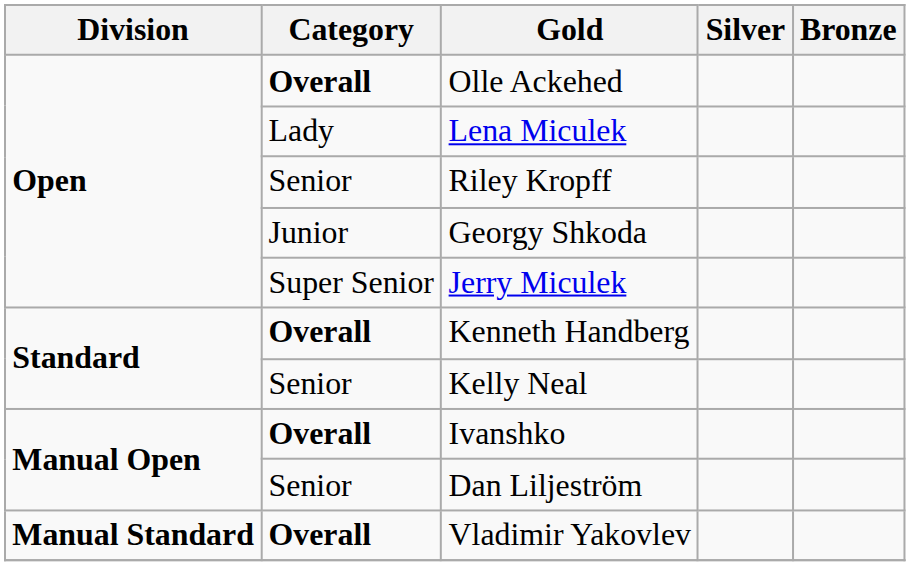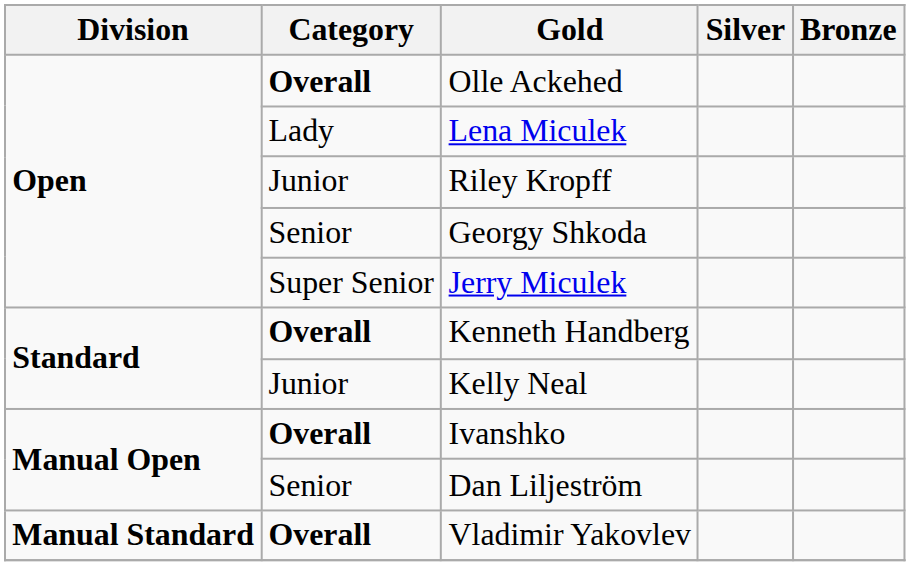(310, 181) Senior -> (308, 181) Junior
(308, 231) Junior -> (310, 231) Senior
(310, 383) Senior -> (308, 383) Junior
